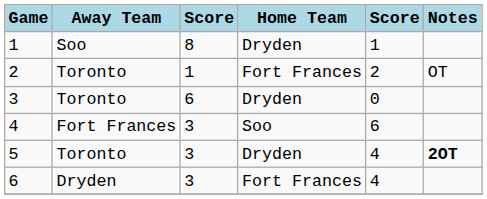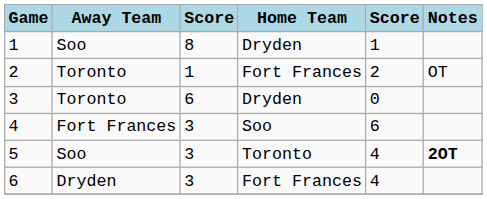(91, 154) Toronto -> (71, 154) Soo
(272, 154) Dryden -> (277, 154) Toronto
